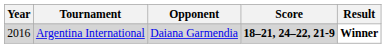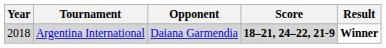(19, 33) 2016 -> (19, 33) 2018
